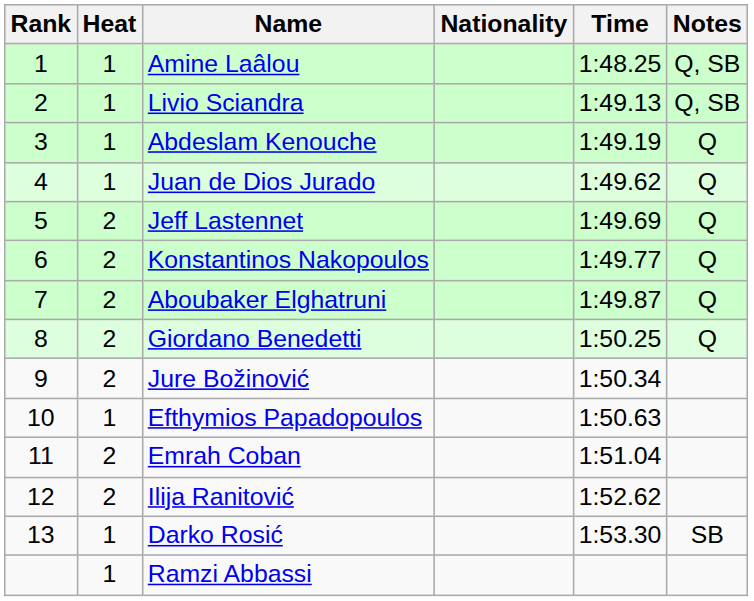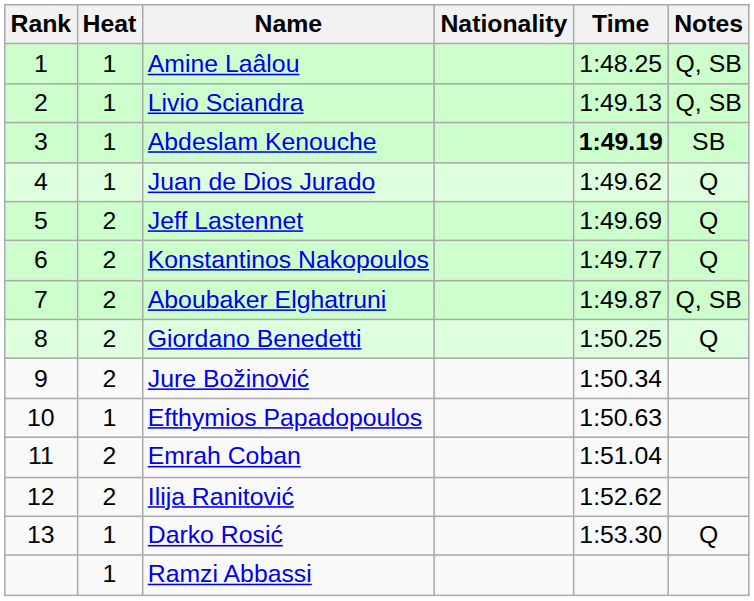(620, 142) normal -> (621, 142) bold
(707, 142) Q -> (709, 142) SB
(707, 299) Q -> (709, 299) Q, SB
(707, 535) SB -> (709, 535) Q
